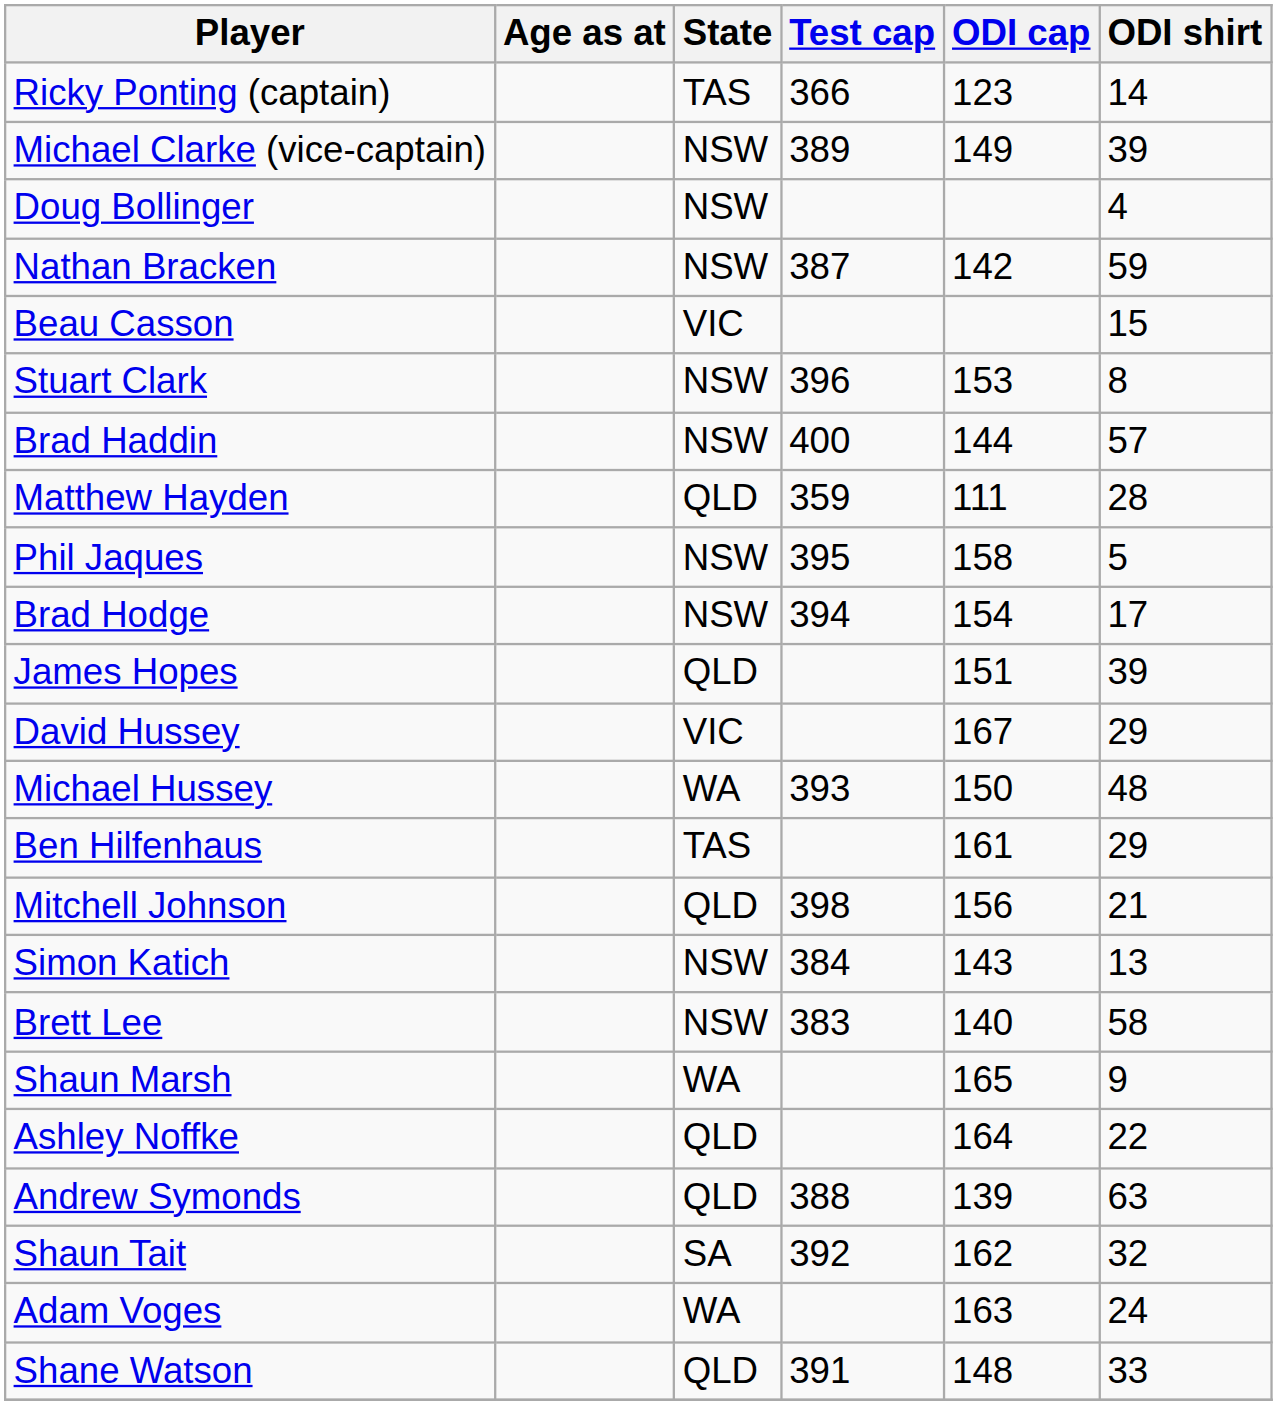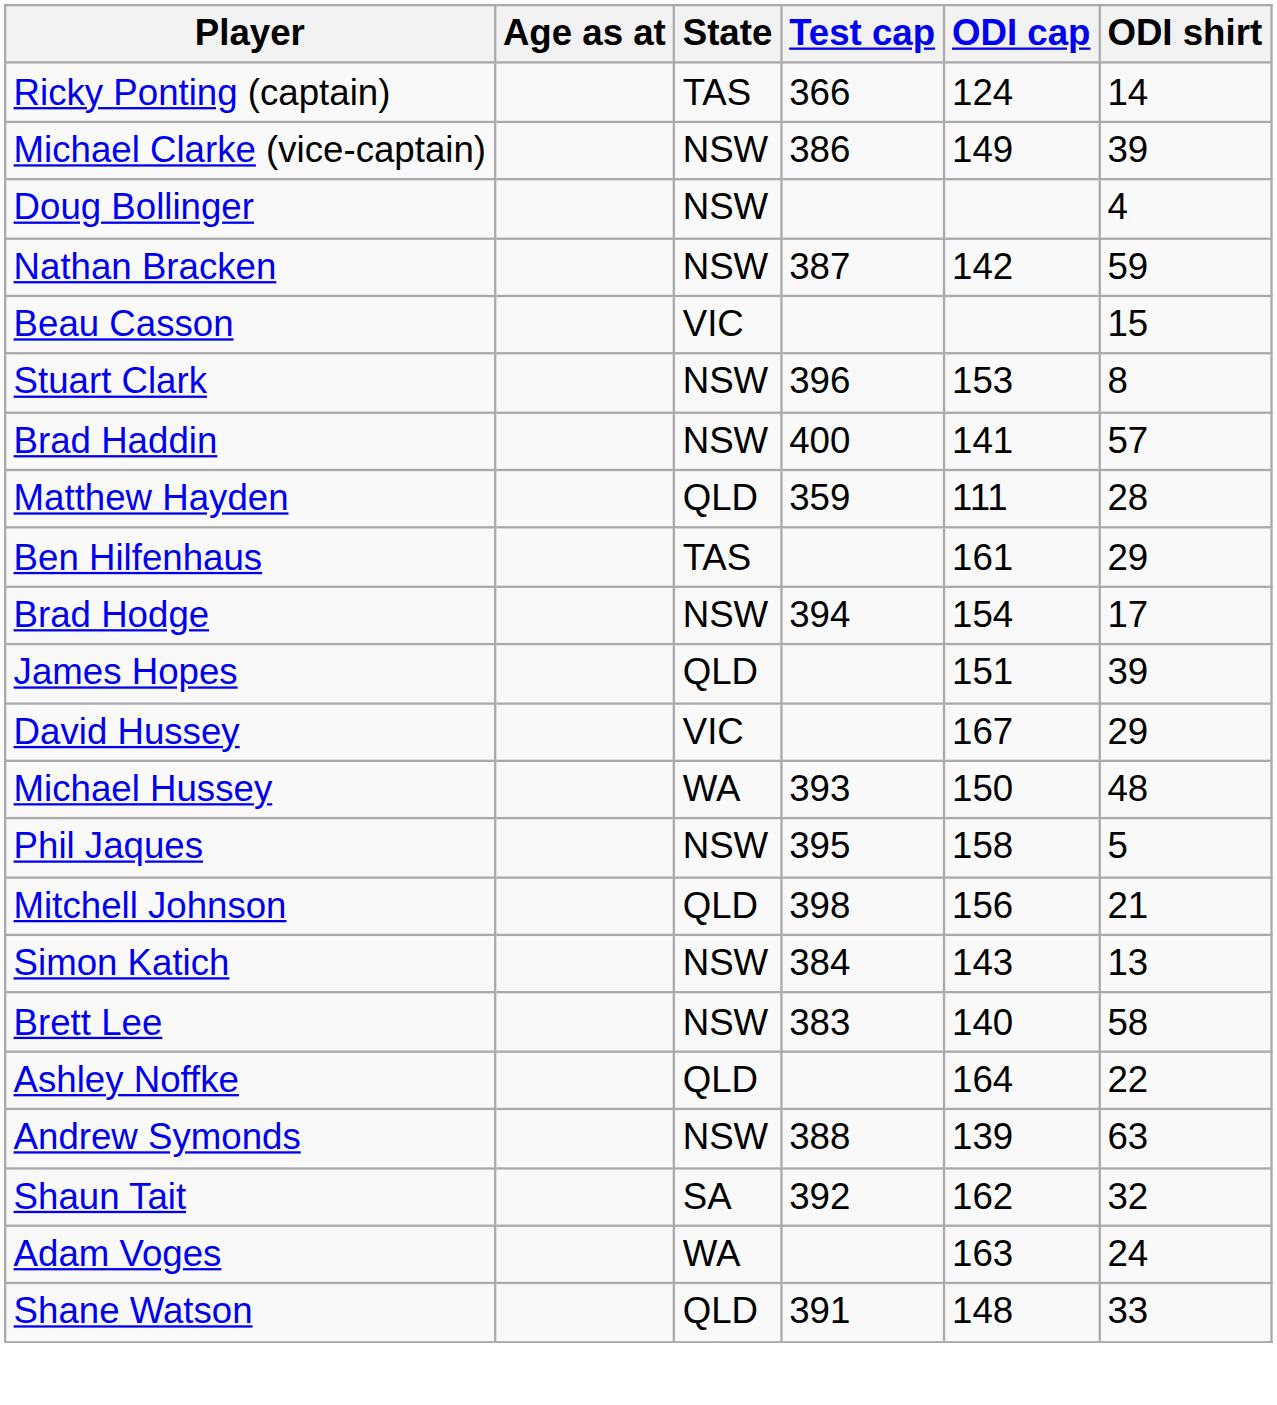(983, 91) 123 -> (983, 91) 124
(820, 149) 389 -> (820, 149) 386
(983, 440) 144 -> (983, 440) 141
rows swapped: (138, 847) <-> (108, 556)
- row: (123, 1079)
(720, 1195) QLD -> (725, 1137) NSW
